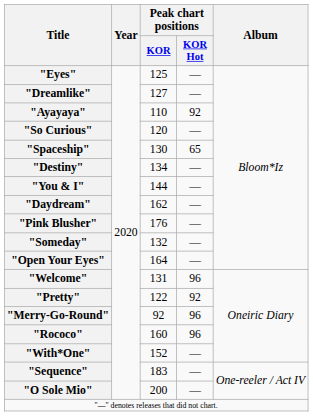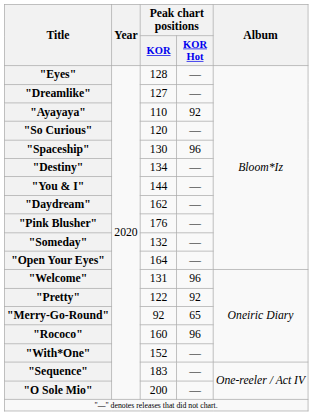(159, 75) 125 -> (159, 75) 128
(195, 149) 65 -> (195, 149) 96
(195, 315) 96 -> (195, 315) 65
